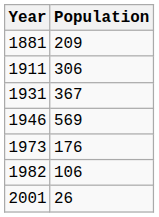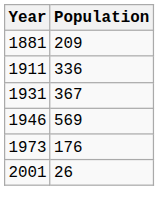(68, 69) 306 -> (68, 69) 336
- row: (27, 173)
